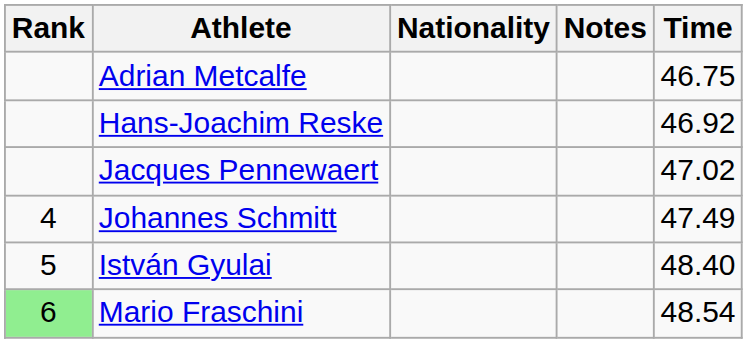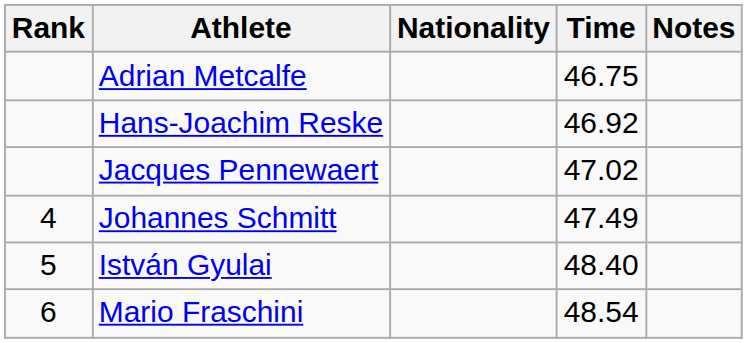columns swapped: (698, 28) <-> (605, 28)
(48, 312) lightgreen background -> (48, 312) no background
